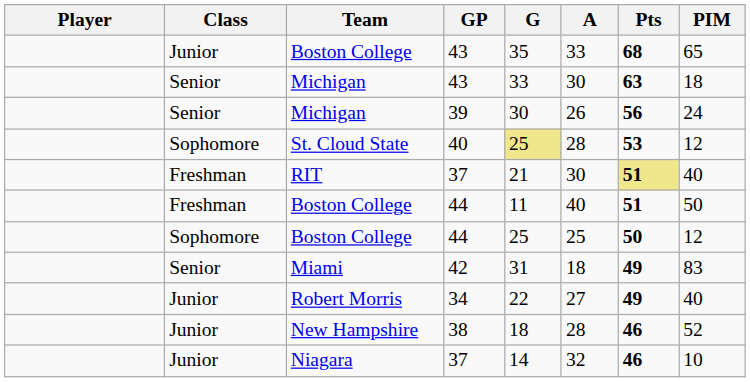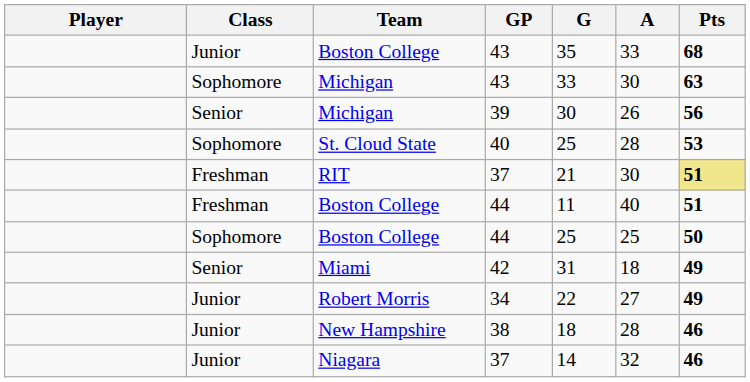- column: (712, 19)
(195, 81) Senior -> (236, 81) Sophomore
(519, 143) khaki background -> (566, 143) no background
